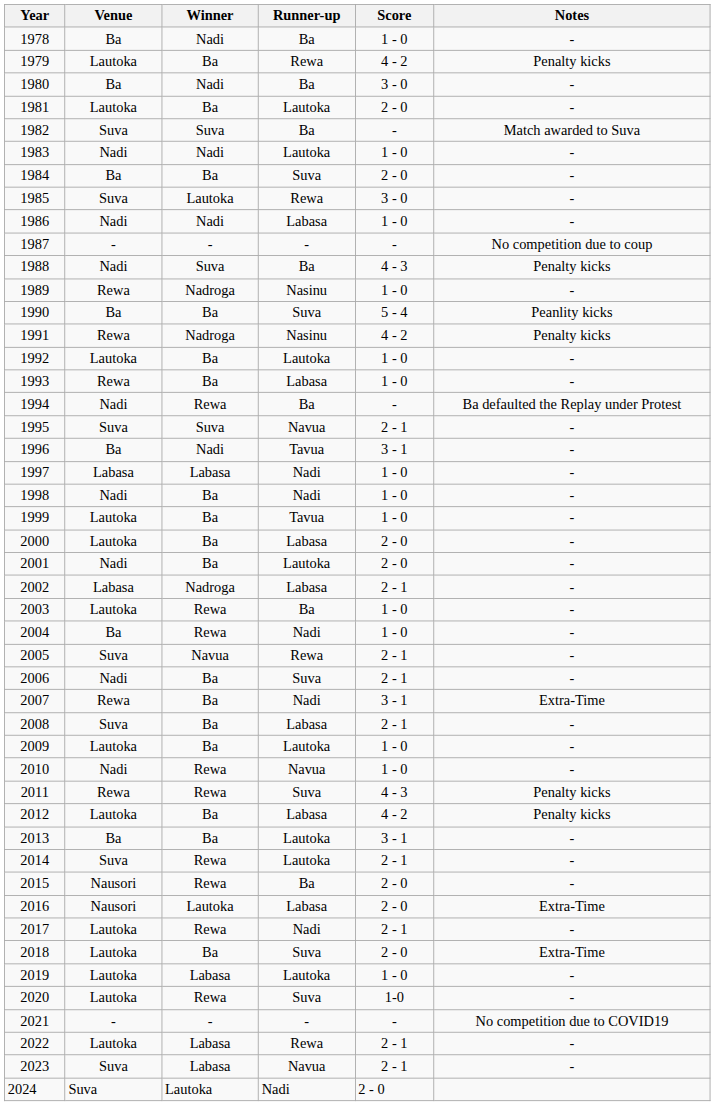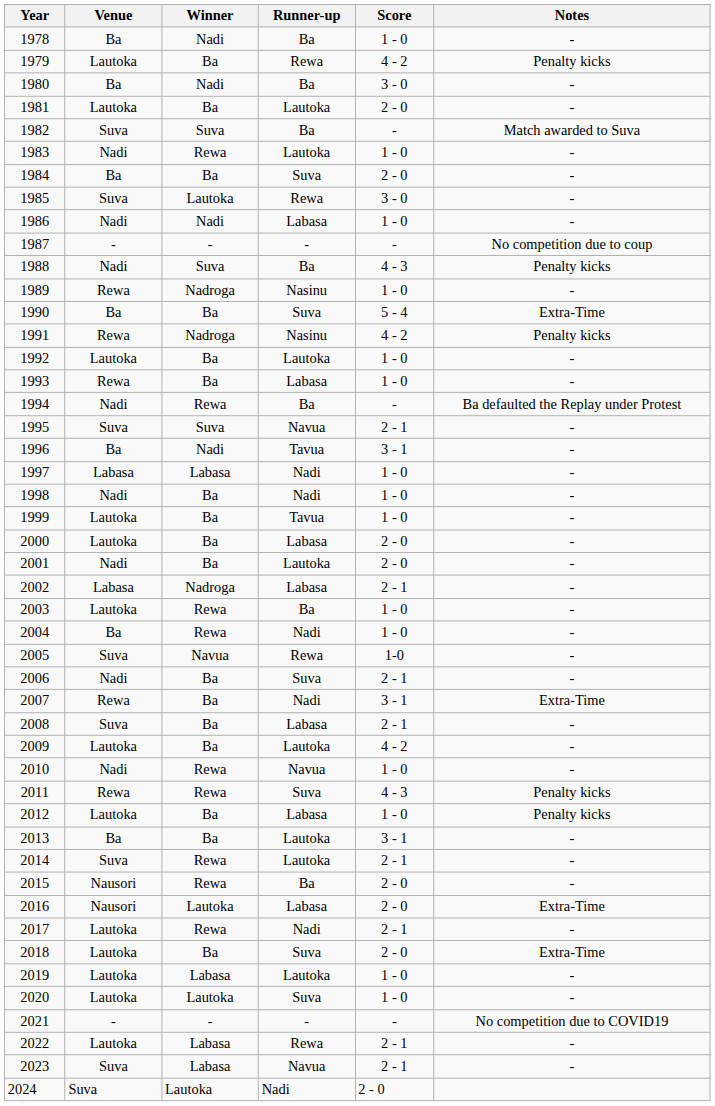(210, 152) Nadi -> (210, 152) Rewa
(572, 312) Peanlity kicks -> (572, 312) Extra-Time
(394, 655) 2 - 1 -> (394, 655) 1-0
(394, 746) 1 - 0 -> (394, 746) 4 - 2
(394, 815) 4 - 2 -> (394, 815) 1 - 0
(210, 997) Rewa -> (210, 997) Lautoka
(394, 997) 1-0 -> (394, 997) 1 - 0
